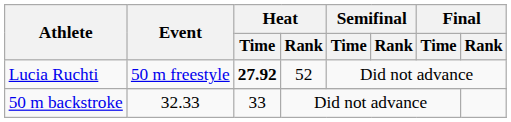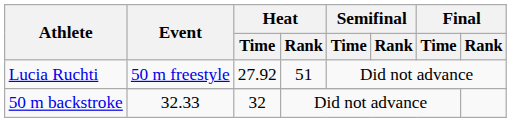(257, 74) bold -> (257, 74) normal
(304, 74) 52 -> (304, 74) 51
(257, 103) 33 -> (257, 103) 32
